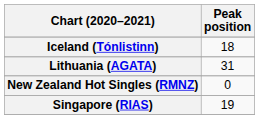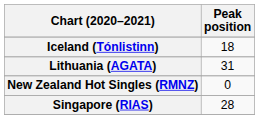(228, 104) 19 -> (228, 104) 28
